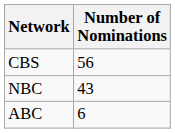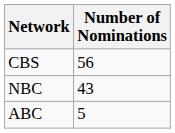(81, 114) 6 -> (81, 114) 5
